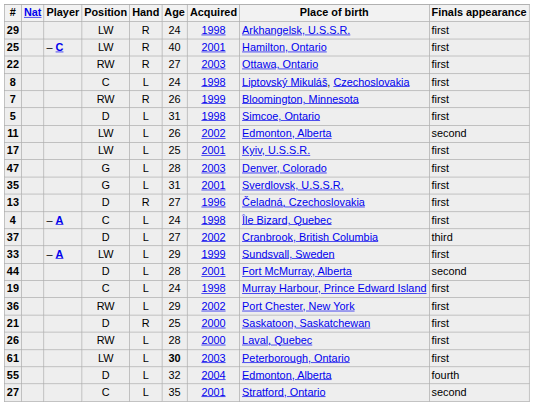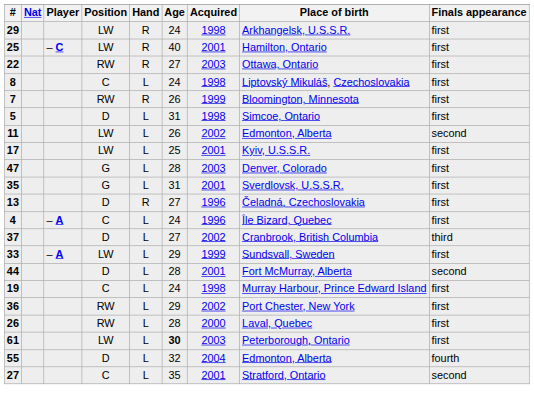(213, 220) 1998 -> (213, 220) 1996
- row: (13, 323)
